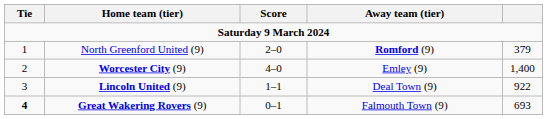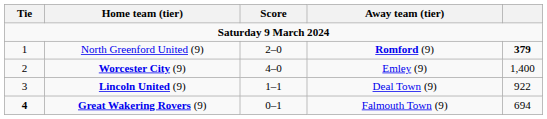(522, 50) normal -> (522, 50) bold
(522, 105) 693 -> (522, 105) 694
